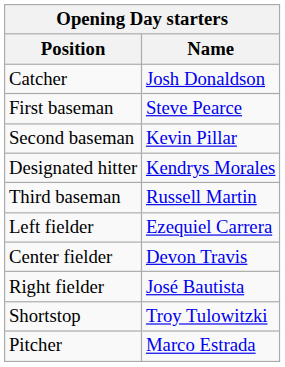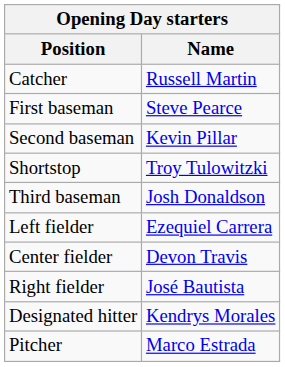(205, 78) Josh Donaldson -> (201, 78) Russell Martin
rows swapped: (45, 316) <-> (73, 167)
(201, 197) Russell Martin -> (205, 197) Josh Donaldson
